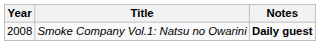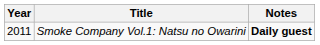(20, 31) 2008 -> (19, 31) 2011
